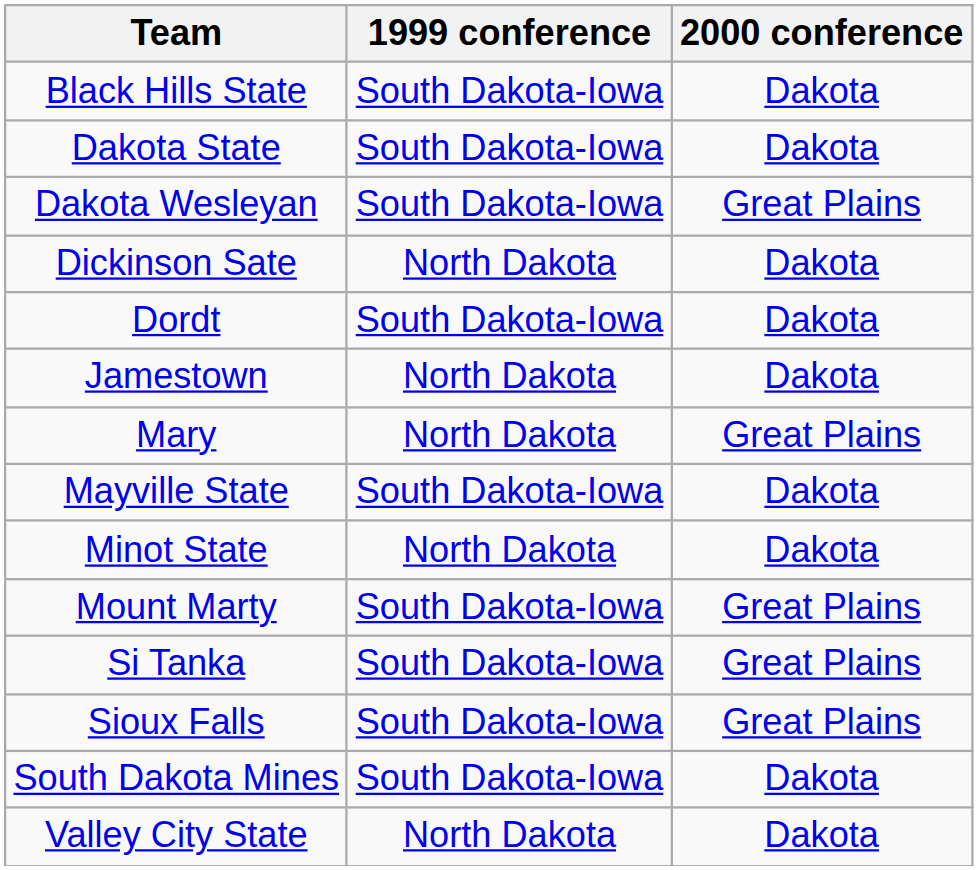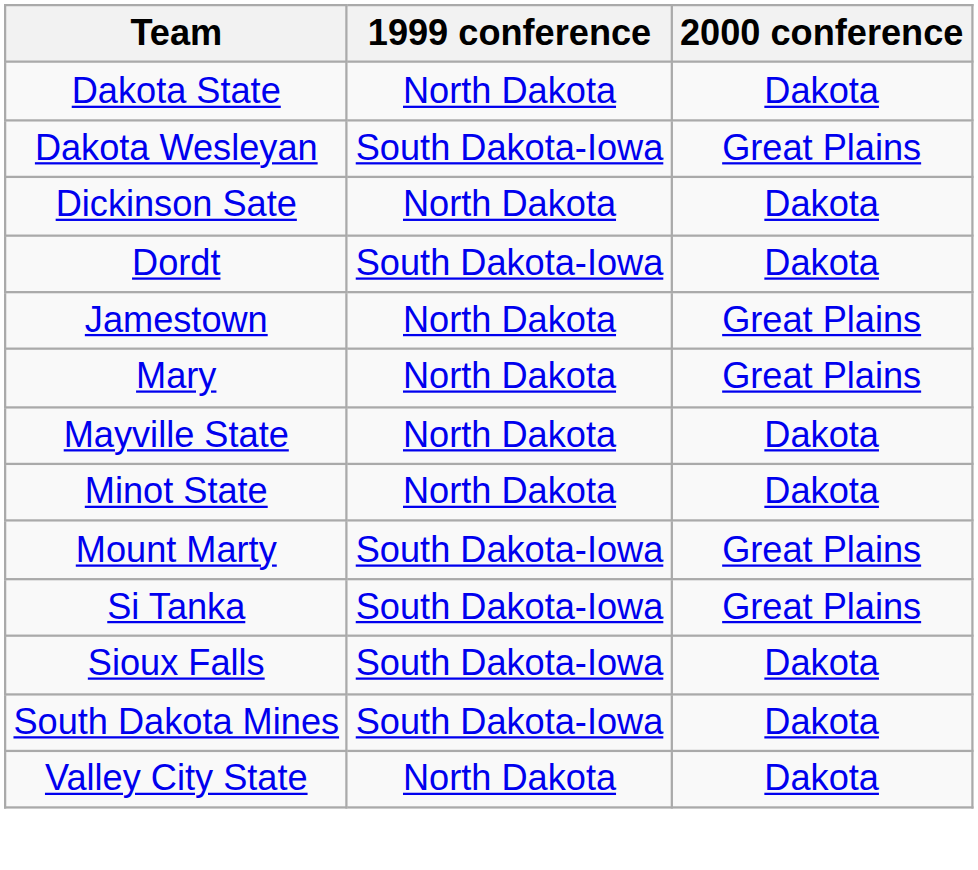- row: (176, 90)
(510, 147) South Dakota-Iowa -> (510, 90) North Dakota
(822, 377) Dakota -> (822, 319) Great Plains
(510, 491) South Dakota-Iowa -> (510, 434) North Dakota
(822, 721) Great Plains -> (822, 663) Dakota
